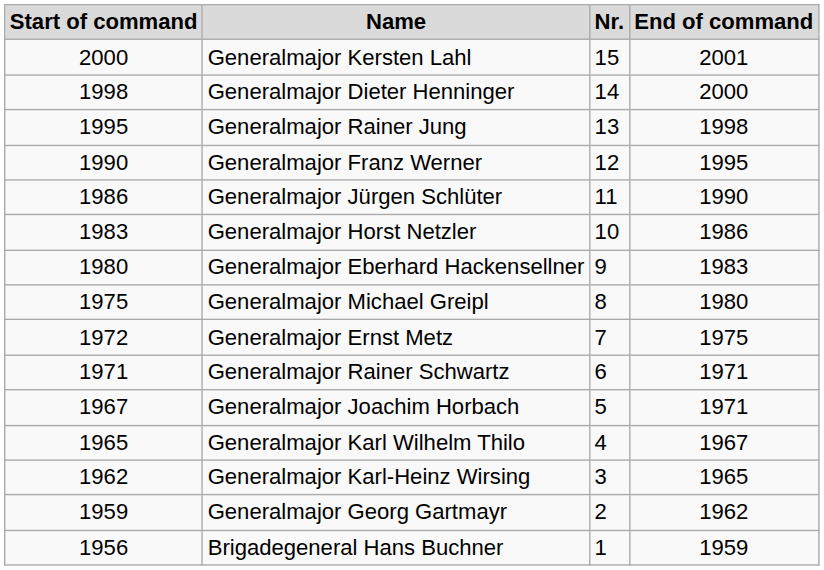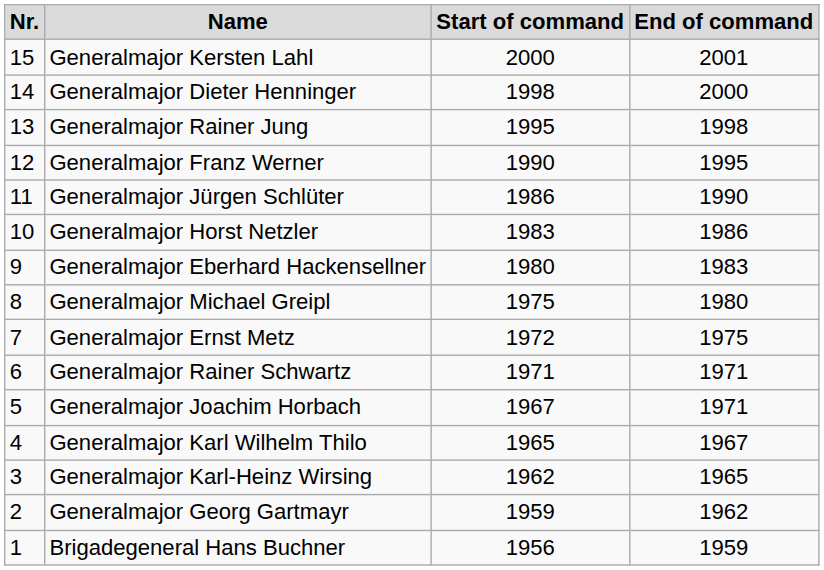columns swapped: (609, 22) <-> (104, 22)
